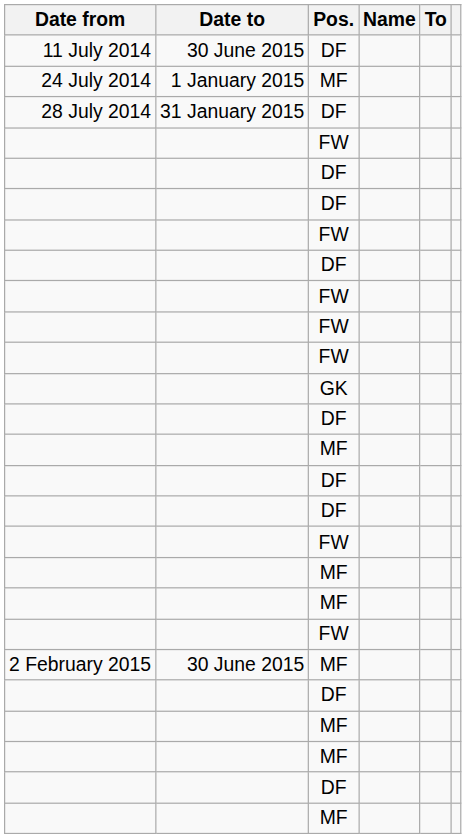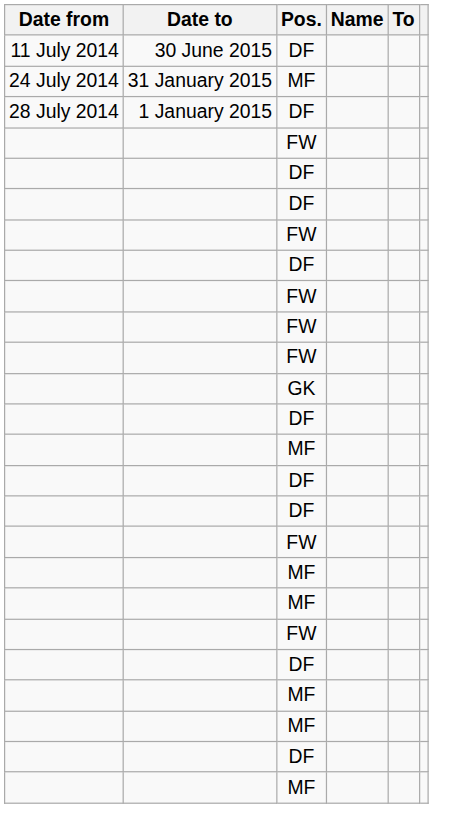(238, 81) 1 January 2015 -> (200, 81) 31 January 2015
(232, 111) 31 January 2015 -> (205, 111) 1 January 2015
- row: (80, 664)
